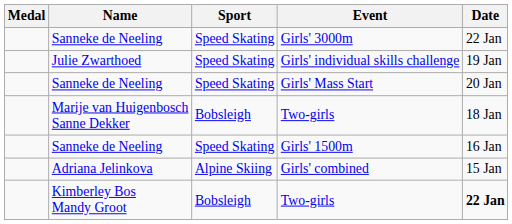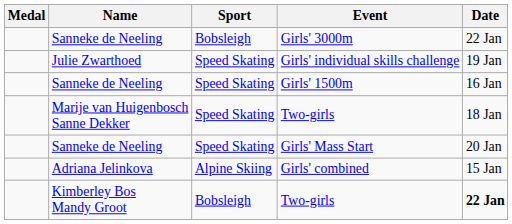(235, 39) Speed Skating -> (223, 39) Bobsleigh
rows swapped: (107, 84) <-> (107, 146)
(223, 115) Bobsleigh -> (235, 115) Speed Skating
